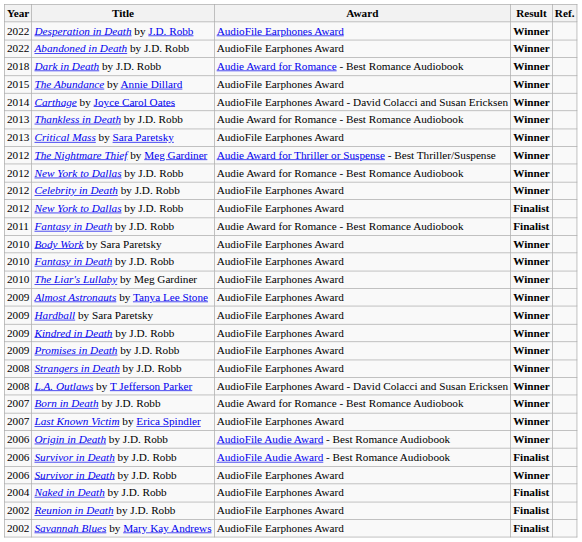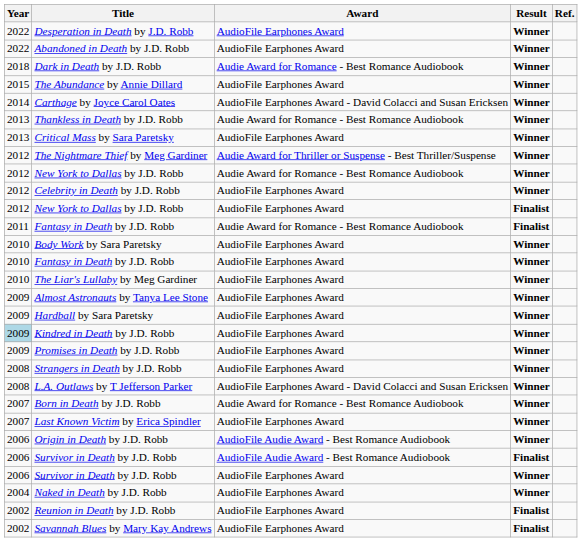(18, 333) no background -> (18, 333) lightblue background
(531, 492) Finalist -> (531, 492) Winner
